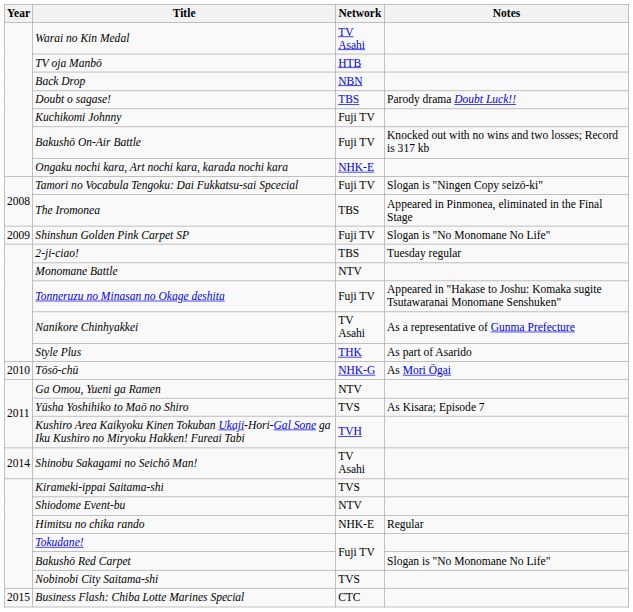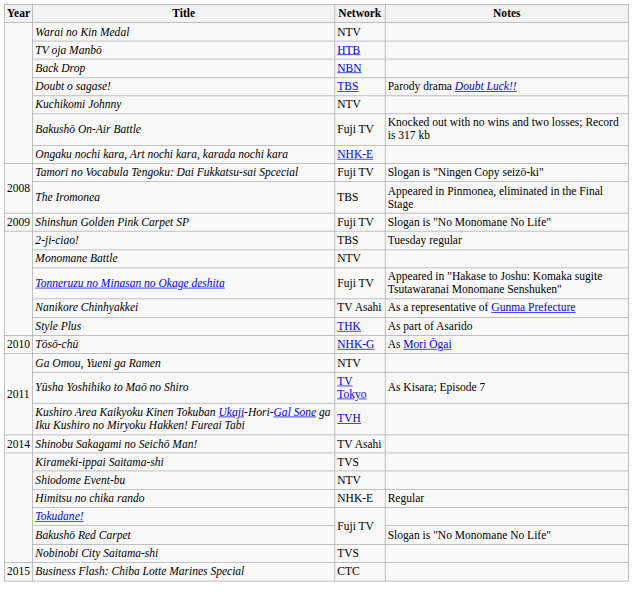(352, 38) TV Asahi -> (349, 31) NTV
(356, 117) Fuji TV -> (349, 104) NTV
(349, 407) TVS -> (352, 387) TV Tokyo
